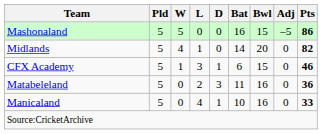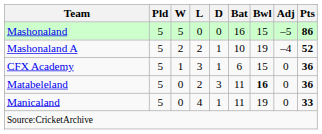- row: (28, 48)
+ row: (42, 48)
(307, 66) 46 -> (307, 66) 36
(262, 84) normal -> (262, 84) bold
(239, 102) 10 -> (239, 102) 11
(262, 102) 16 -> (262, 102) 19
